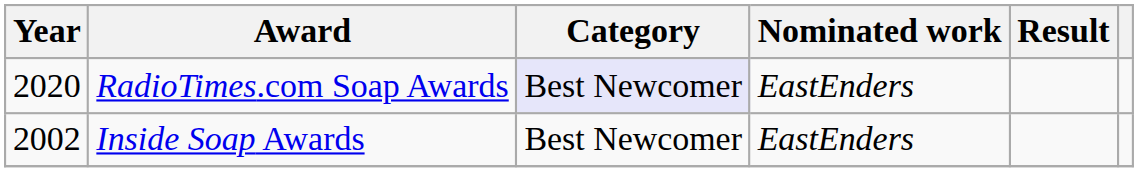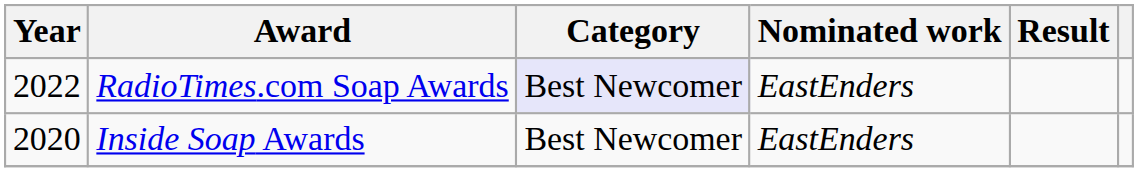(47, 85) 2020 -> (47, 85) 2022
(47, 138) 2002 -> (47, 138) 2020
